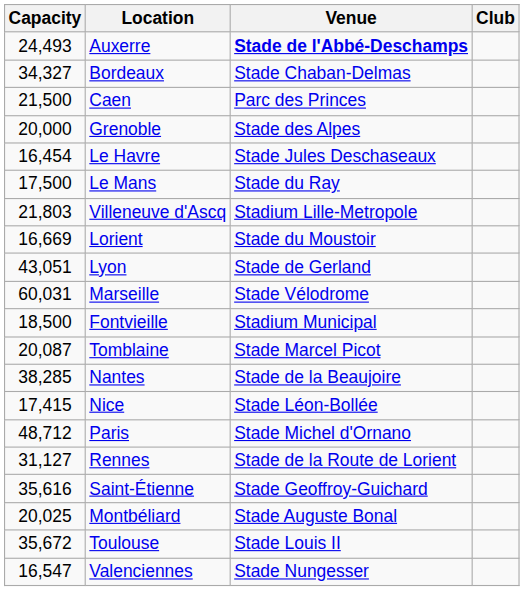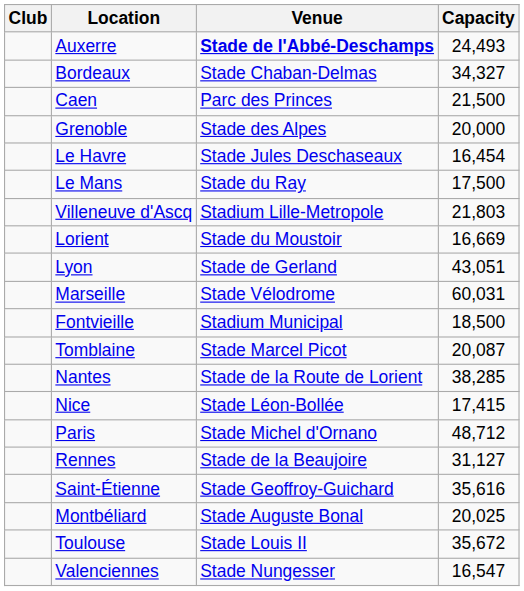columns swapped: (495, 18) <-> (45, 18)
(318, 377) Stade de la Beaujoire -> (311, 377) Stade de la Route de Lorient
(345, 460) Stade de la Route de Lorient -> (284, 460) Stade de la Beaujoire
